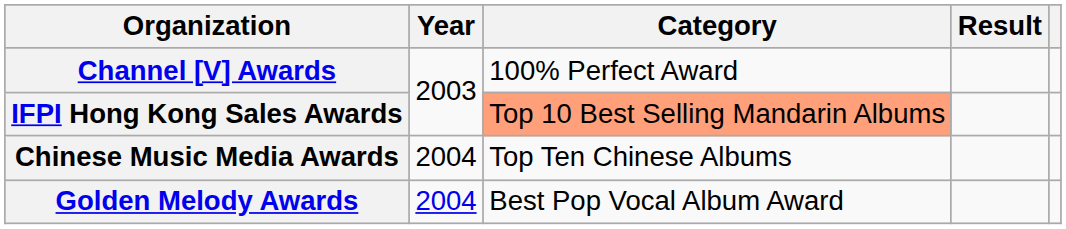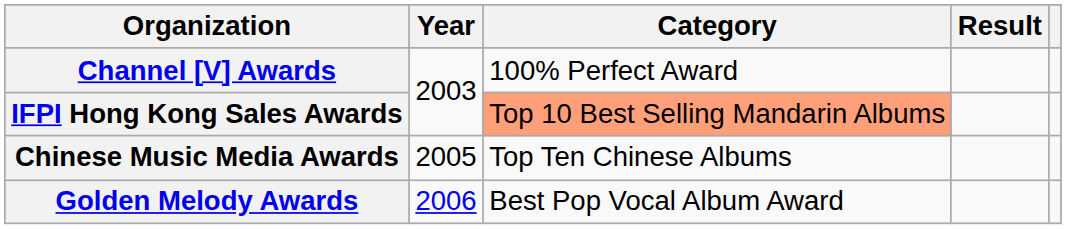(446, 157) 2004 -> (446, 157) 2005
(446, 200) 2004 -> (446, 200) 2006
